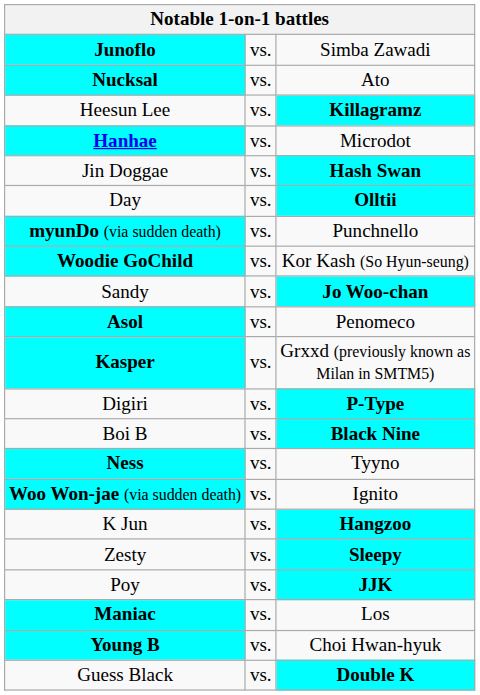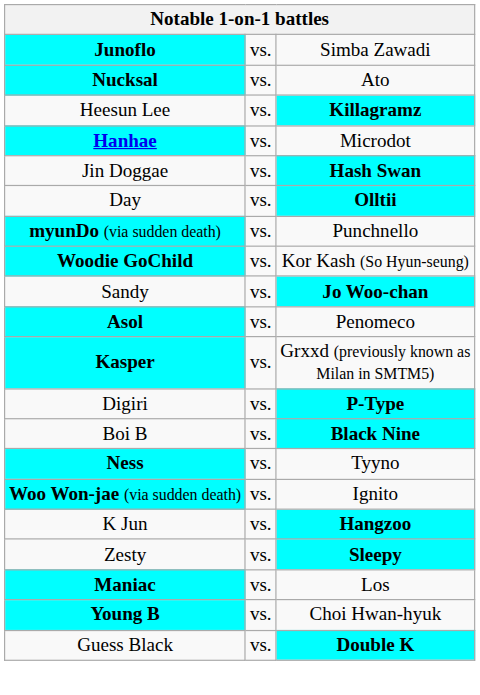- row: (125, 584)
